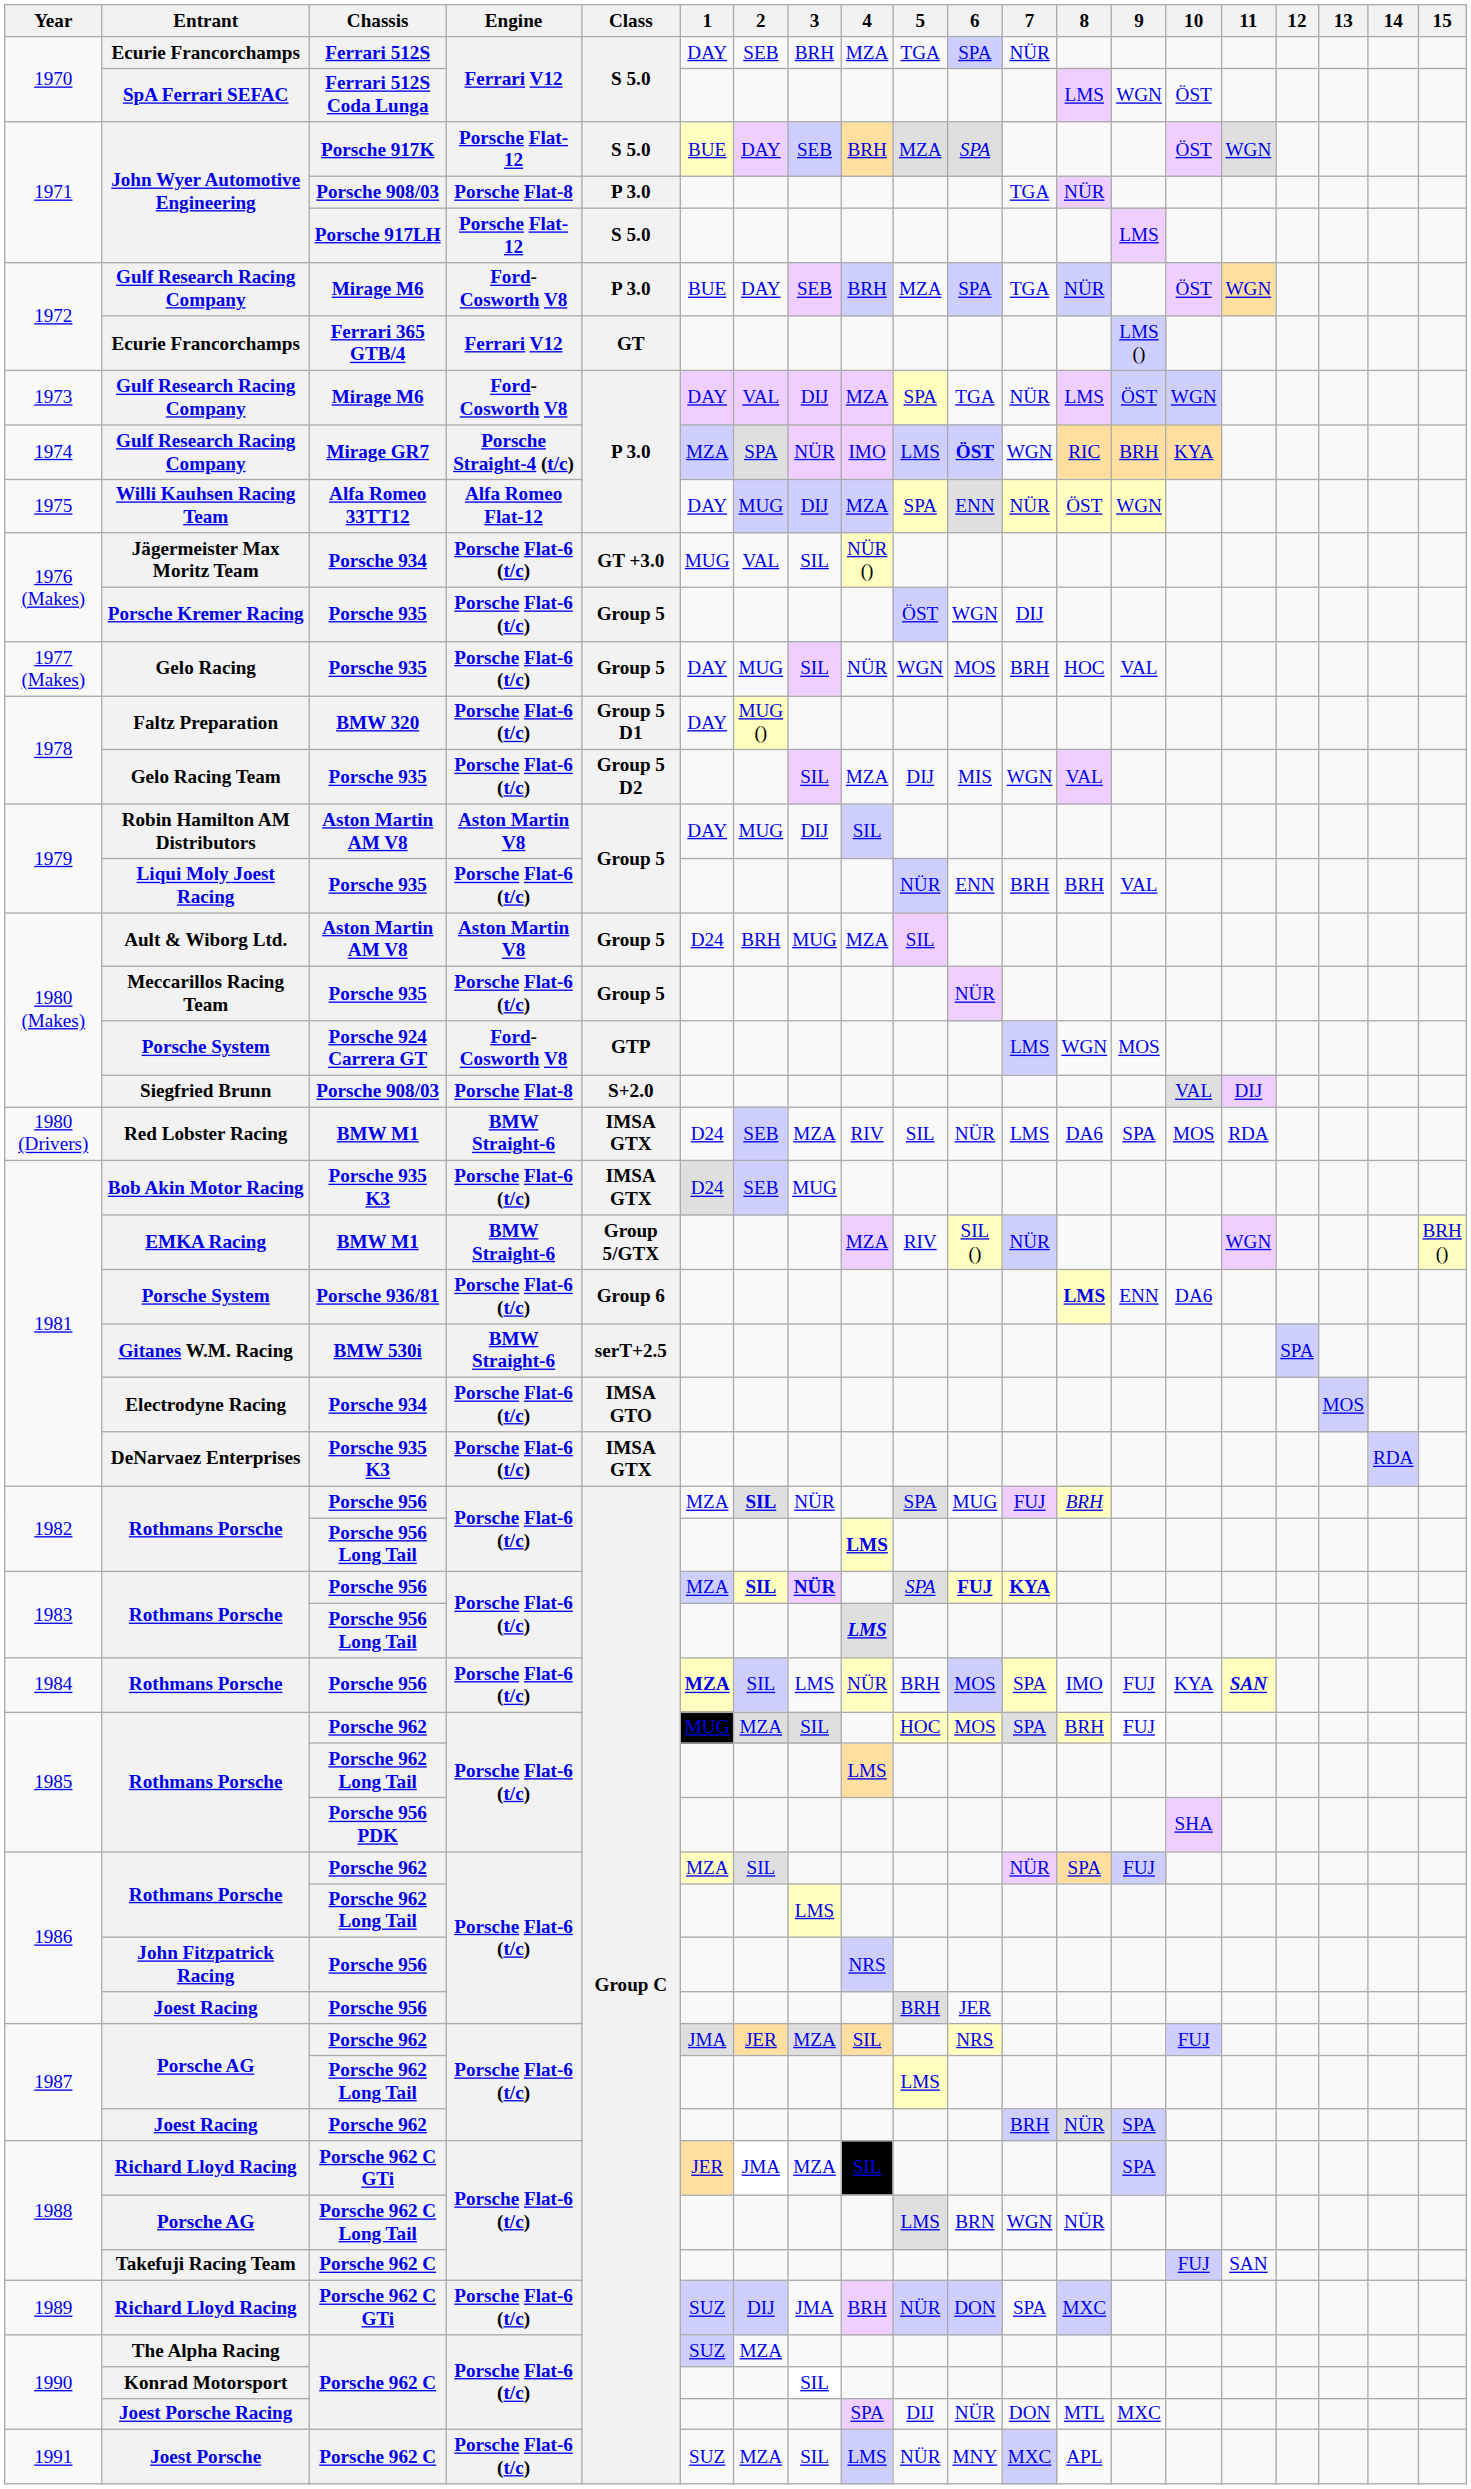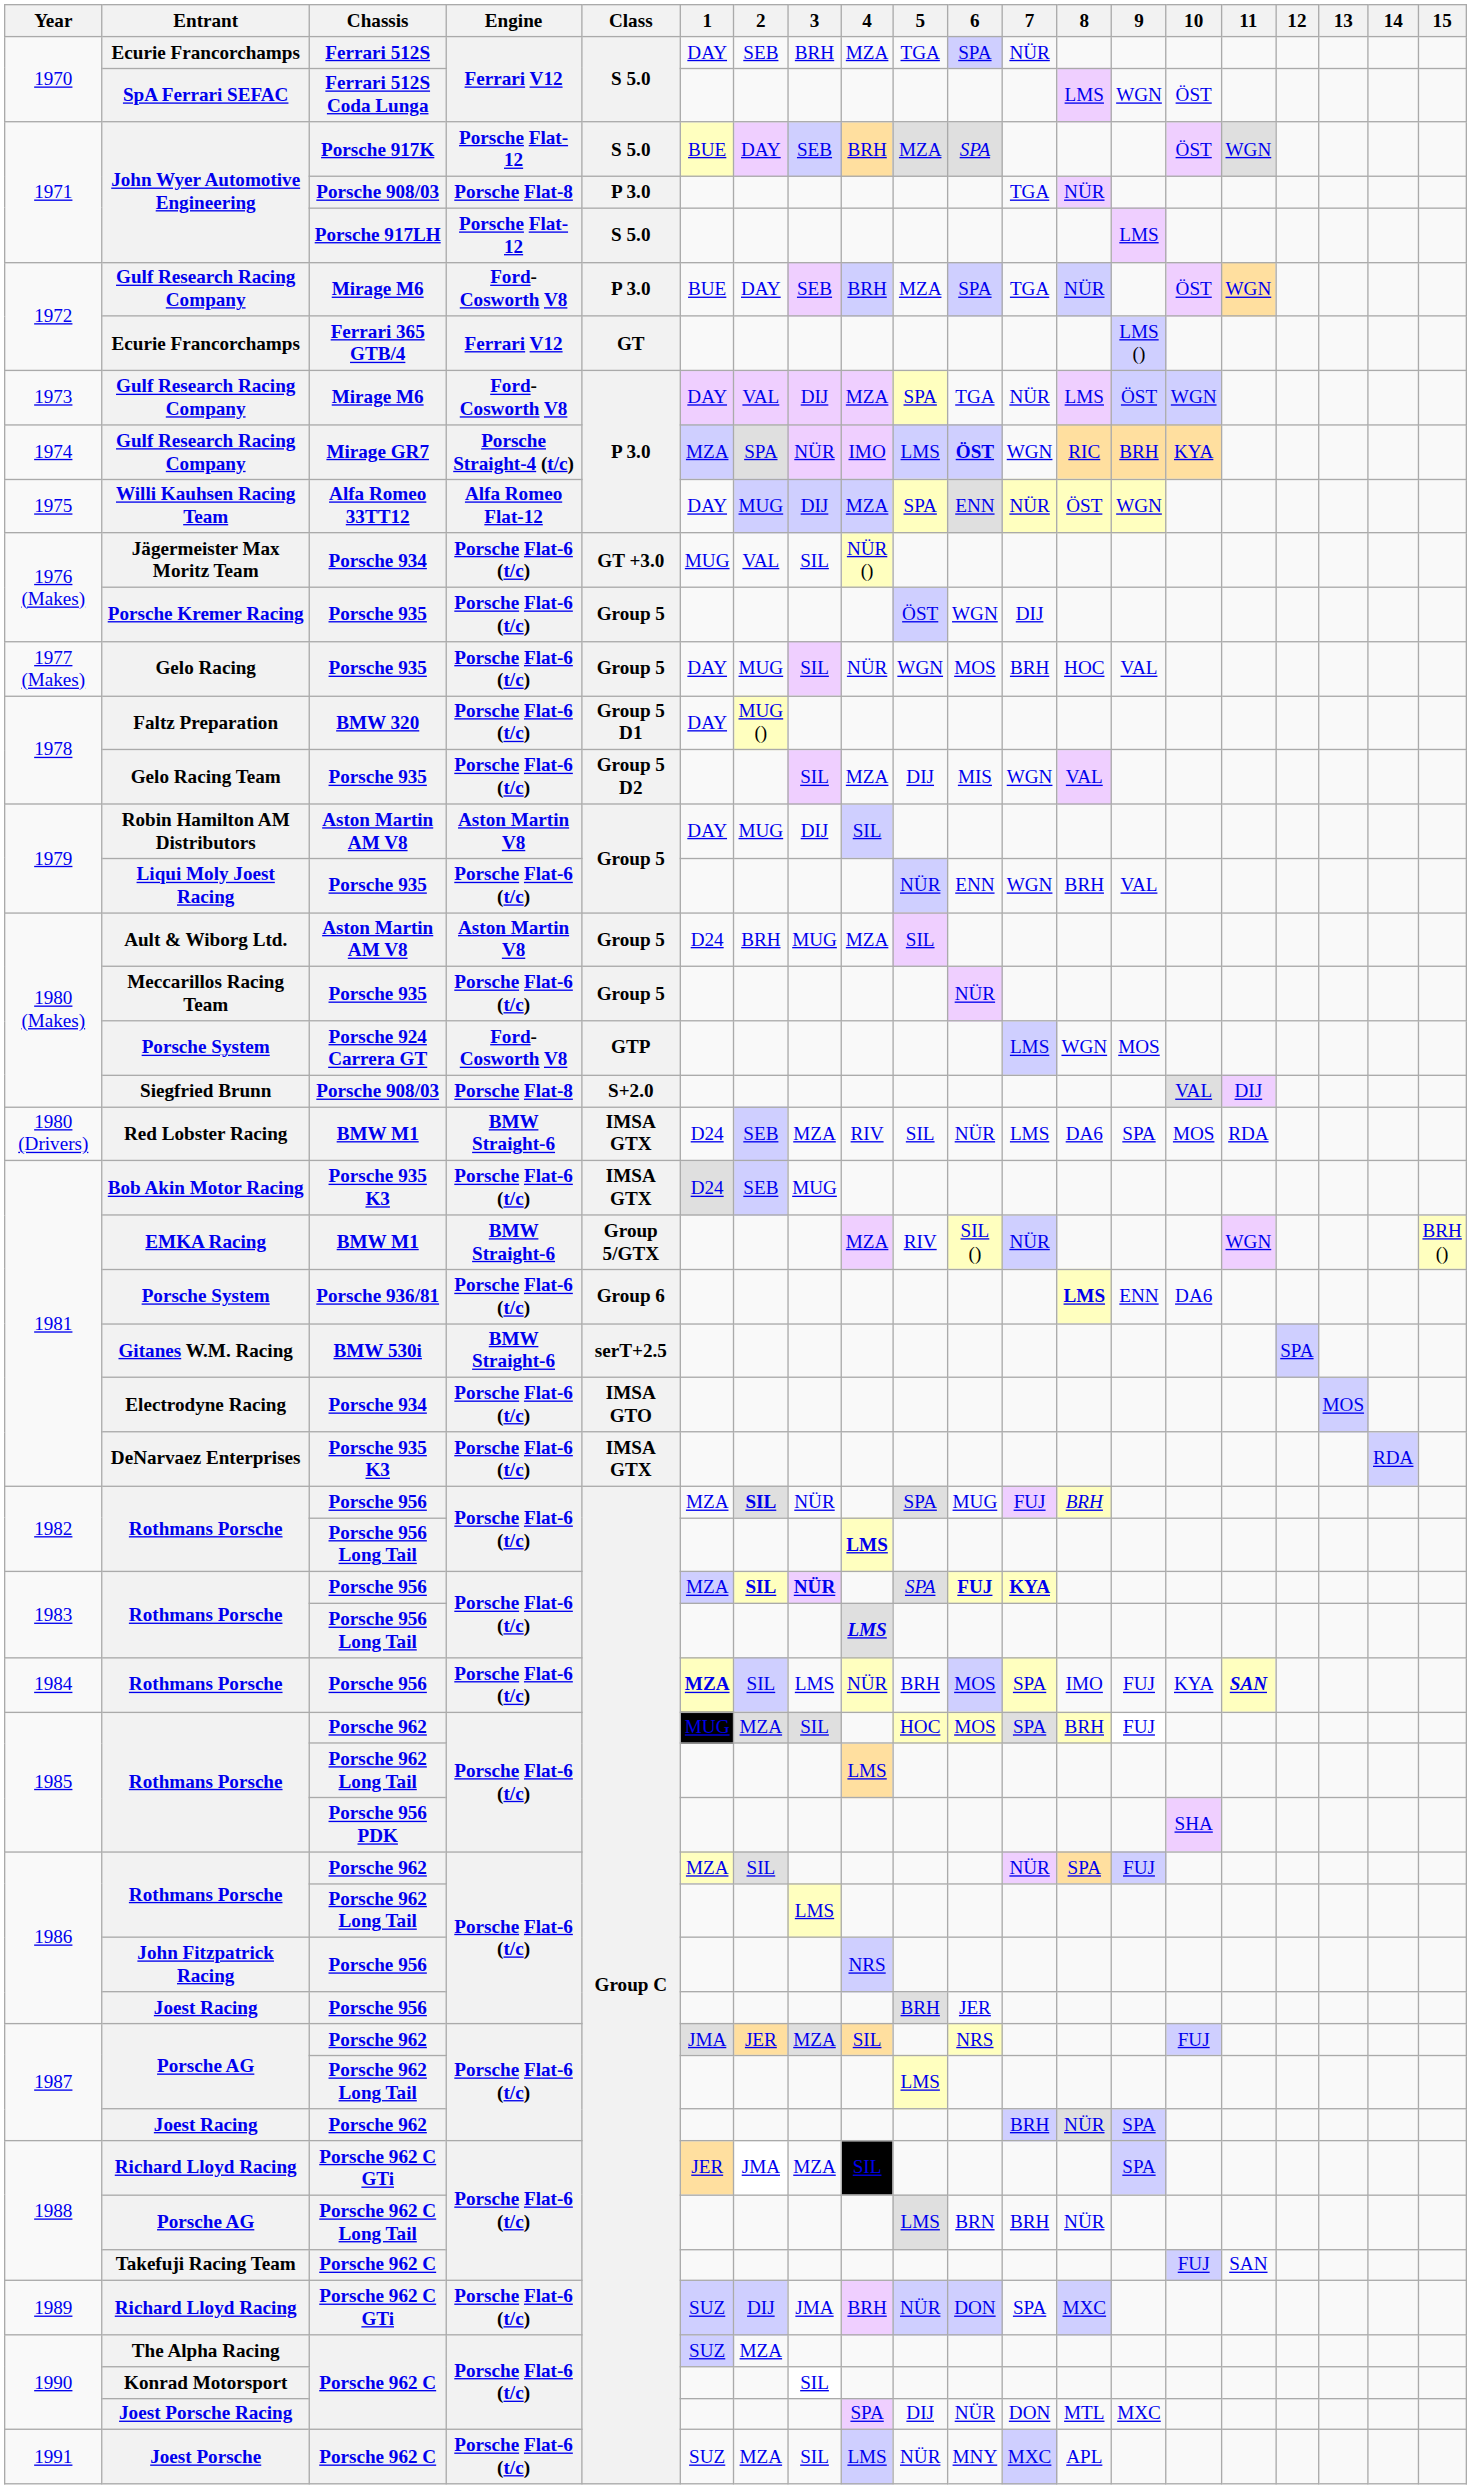(1030, 885) BRH -> (1030, 885) WGN
(1030, 2222) WGN -> (1030, 2222) BRH
